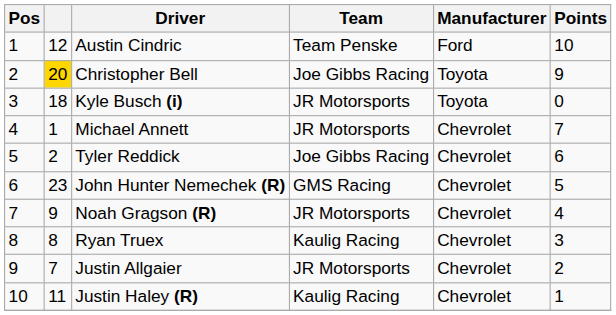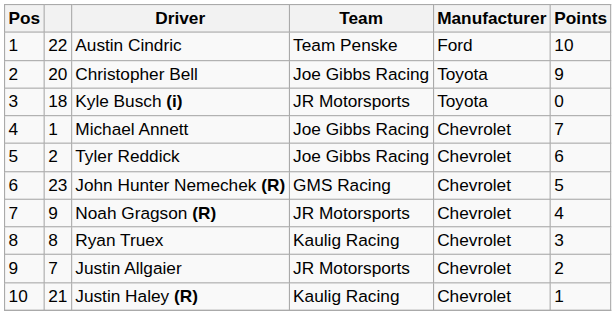(58, 45) 12 -> (58, 45) 22
(58, 73) gold background -> (58, 73) no background
(352, 129) JR Motorsports -> (361, 129) Joe Gibbs Racing
(57, 295) 11 -> (58, 295) 21
